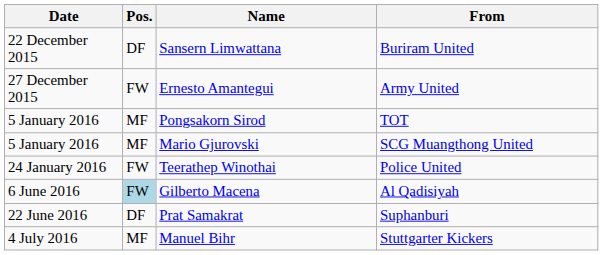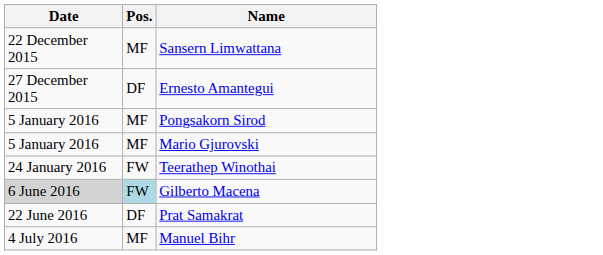- column: (487, 16)
(136, 48) DF -> (137, 48) MF
(138, 88) FW -> (136, 88) DF
(44, 191) no background -> (44, 191) lightgrey background
